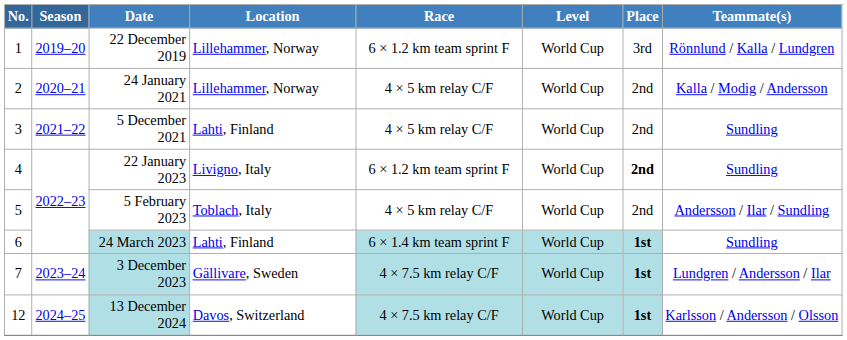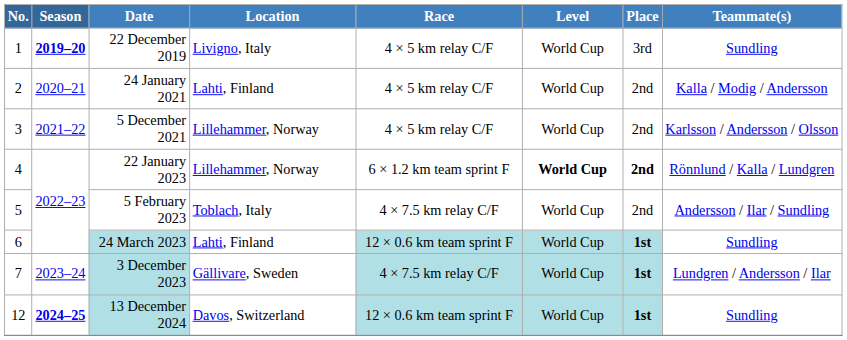(60, 48) normal -> (60, 48) bold
(256, 48) Lillehammer, Norway -> (232, 48) Livigno, Italy
(439, 48) 6 × 1.2 km team sprint F -> (439, 48) 4 × 5 km relay C/F
(752, 48) Rönnlund / Kalla / Lundgren -> (752, 48) Sundling
(256, 88) Lillehammer, Norway -> (233, 88) Lahti, Finland
(233, 129) Lahti, Finland -> (256, 129) Lillehammer, Norway
(752, 129) Sundling -> (752, 129) Karlsson / Andersson / Olsson
(232, 169) Livigno, Italy -> (256, 169) Lillehammer, Norway
(573, 169) normal -> (573, 169) bold
(752, 169) Sundling -> (752, 169) Rönnlund / Kalla / Lundgren
(439, 210) 4 × 5 km relay C/F -> (439, 210) 4 × 7.5 km relay C/F
(439, 242) 6 × 1.4 km team sprint F -> (439, 242) 12 × 0.6 km team sprint F
(60, 314) normal -> (60, 314) bold
(439, 314) 4 × 7.5 km relay C/F -> (439, 314) 12 × 0.6 km team sprint F
(752, 314) Karlsson / Andersson / Olsson -> (752, 314) Sundling
